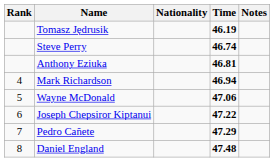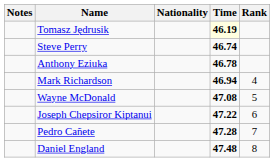columns swapped: (19, 13) <-> (254, 13)
(224, 30) no background -> (225, 30) lightyellow background
(224, 64) 46.81 -> (225, 64) 46.78
(224, 98) 47.06 -> (225, 98) 47.08
(224, 132) 47.29 -> (225, 132) 47.28
